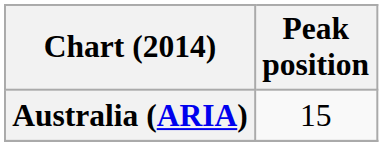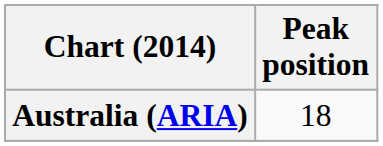(316, 114) 15 -> (316, 114) 18
